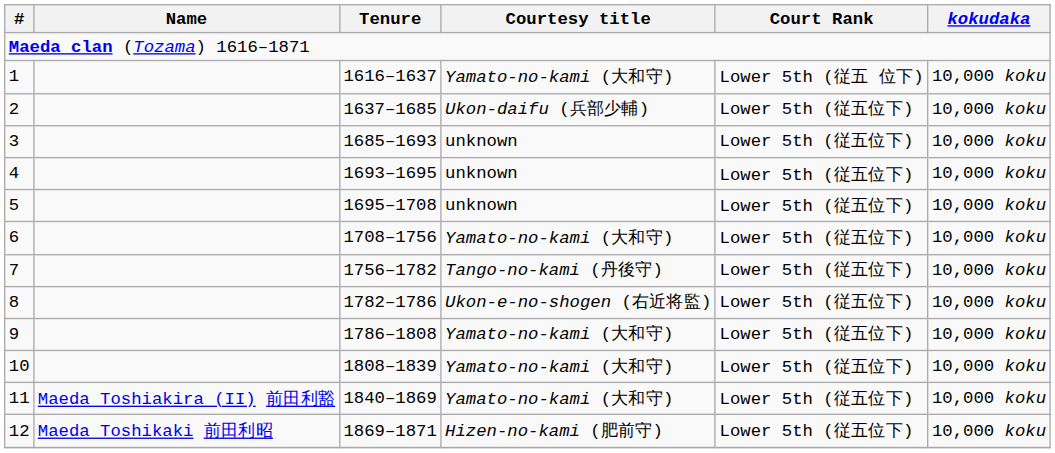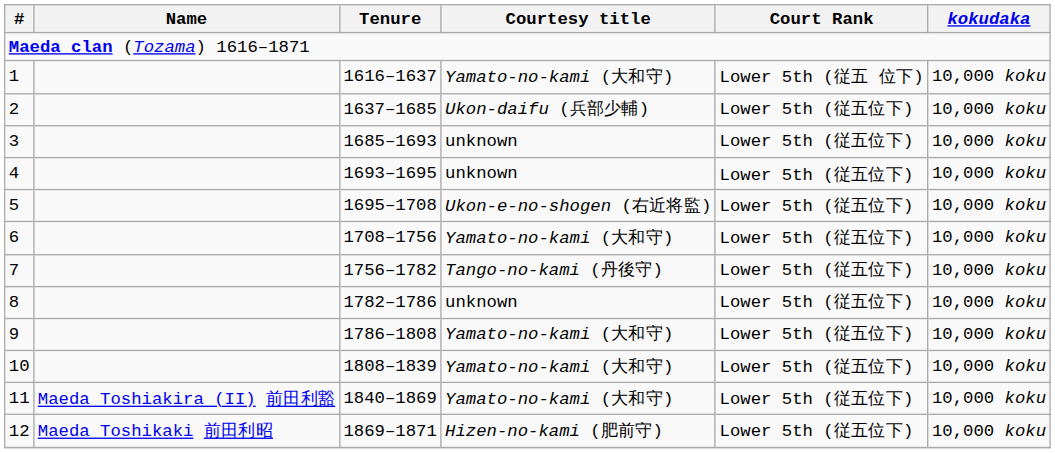(481, 206) unknown -> (578, 206) Ukon-e-no-shogen (右近将監)
(578, 303) Ukon-e-no-shogen (右近将監) -> (481, 302) unknown
